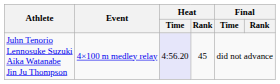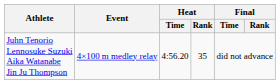(175, 56) lavender background -> (175, 56) no background
(203, 56) 45 -> (203, 56) 35
